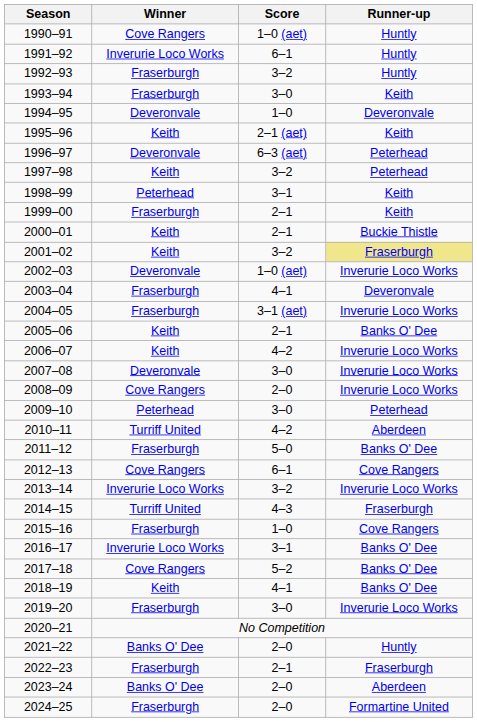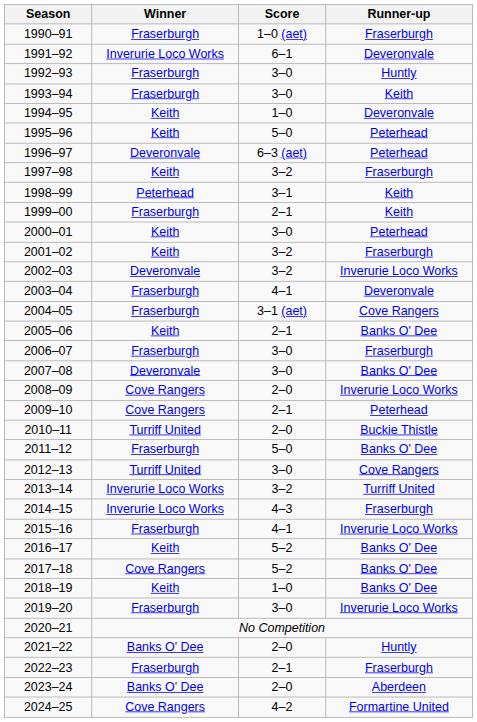(165, 34) Cove Rangers -> (165, 34) Fraserburgh
(399, 34) Huntly -> (399, 34) Fraserburgh
(399, 53) Huntly -> (399, 53) Deveronvale
(282, 73) 3–2 -> (282, 73) 3–0
(165, 113) Deveronvale -> (165, 113) Keith
(282, 133) 2–1 (aet) -> (282, 133) 5–0
(399, 133) Keith -> (399, 133) Peterhead
(399, 172) Peterhead -> (399, 172) Fraserburgh
(282, 232) 2–1 -> (282, 232) 3–0
(399, 232) Buckie Thistle -> (399, 232) Peterhead
(399, 251) khaki background -> (399, 251) no background
(282, 271) 1–0 (aet) -> (282, 271) 3–2
(399, 311) Inverurie Loco Works -> (399, 311) Cove Rangers
(165, 350) Keith -> (165, 350) Fraserburgh
(282, 350) 4–2 -> (282, 350) 3–0
(399, 350) Inverurie Loco Works -> (399, 350) Fraserburgh
(399, 370) Inverurie Loco Works -> (399, 370) Banks O' Dee
(165, 410) Peterhead -> (165, 410) Cove Rangers
(282, 410) 3–0 -> (282, 410) 2–1
(282, 430) 4–2 -> (282, 430) 2–0
(399, 430) Aberdeen -> (399, 430) Buckie Thistle
(165, 469) Cove Rangers -> (165, 469) Turriff United
(282, 469) 6–1 -> (282, 469) 3–0
(399, 489) Inverurie Loco Works -> (399, 489) Turriff United
(165, 509) Turriff United -> (165, 509) Inverurie Loco Works
(282, 529) 1–0 -> (282, 529) 4–1
(399, 529) Cove Rangers -> (399, 529) Inverurie Loco Works
(165, 548) Inverurie Loco Works -> (165, 548) Keith
(282, 548) 3–1 -> (282, 548) 5–2
(282, 588) 4–1 -> (282, 588) 1–0
(165, 707) Fraserburgh -> (165, 707) Cove Rangers
(282, 707) 2–0 -> (282, 707) 4–2
